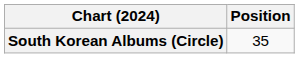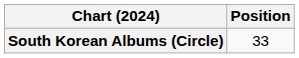(261, 40) 35 -> (261, 40) 33
